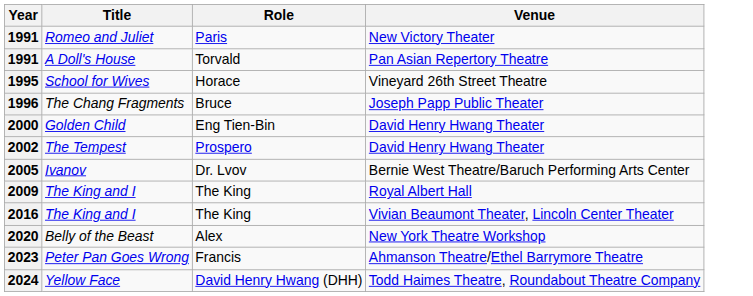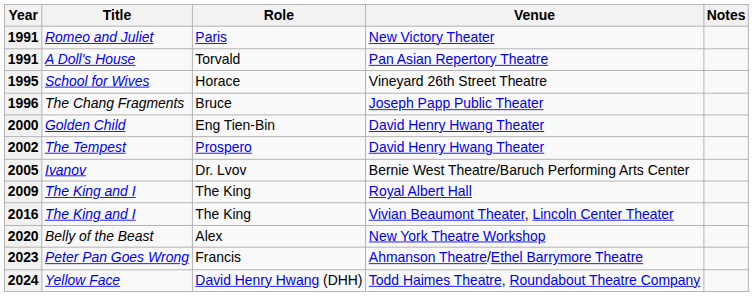+ column: (726, 15)
